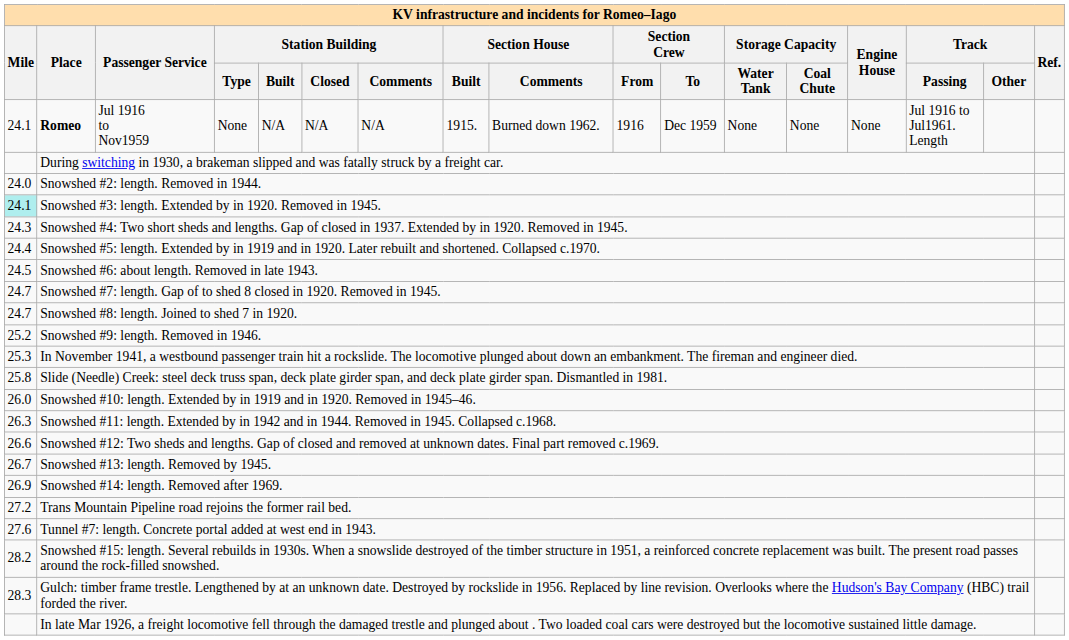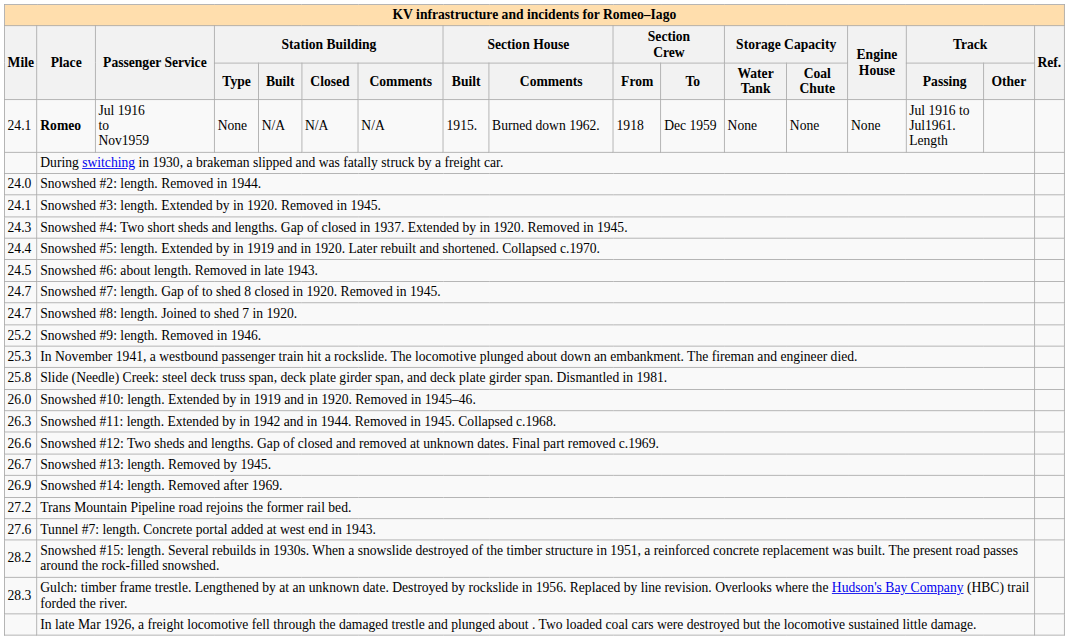(630, 125) 1916 -> (630, 125) 1918
(19, 205) paleturquoise background -> (19, 205) no background
